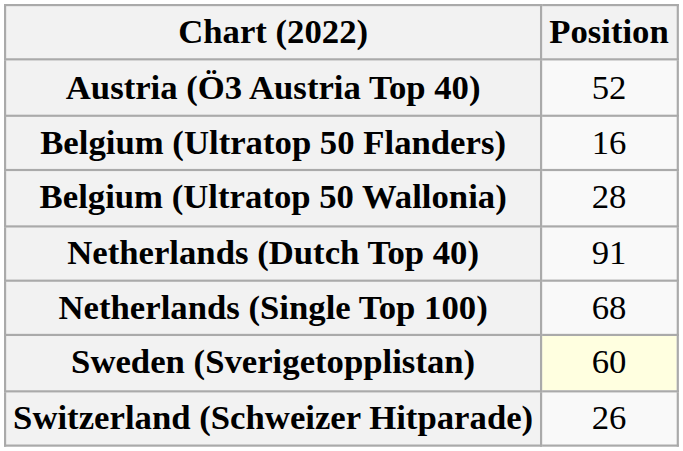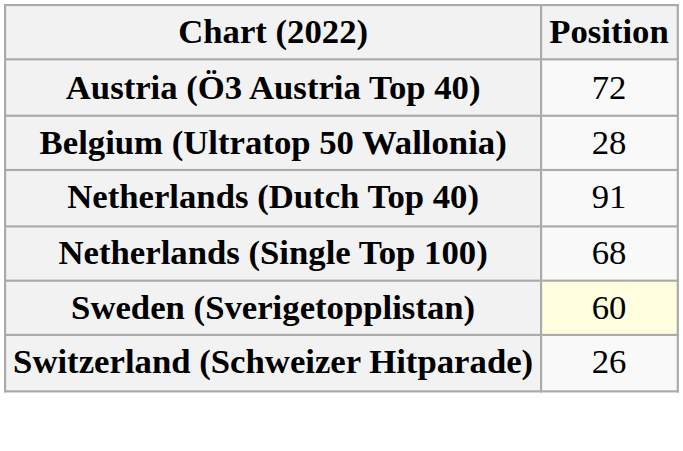(609, 87) 52 -> (609, 87) 72
- row: (273, 142)
